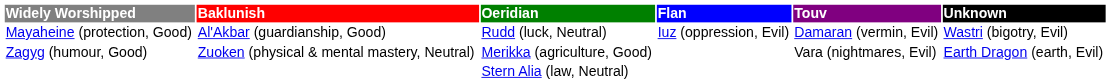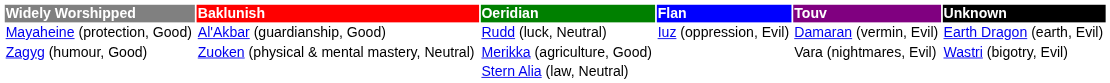(1006, 32) Wastri (bigotry, Evil) -> (1023, 32) Earth Dragon (earth, Evil)
(1023, 52) Earth Dragon (earth, Evil) -> (1006, 52) Wastri (bigotry, Evil)
